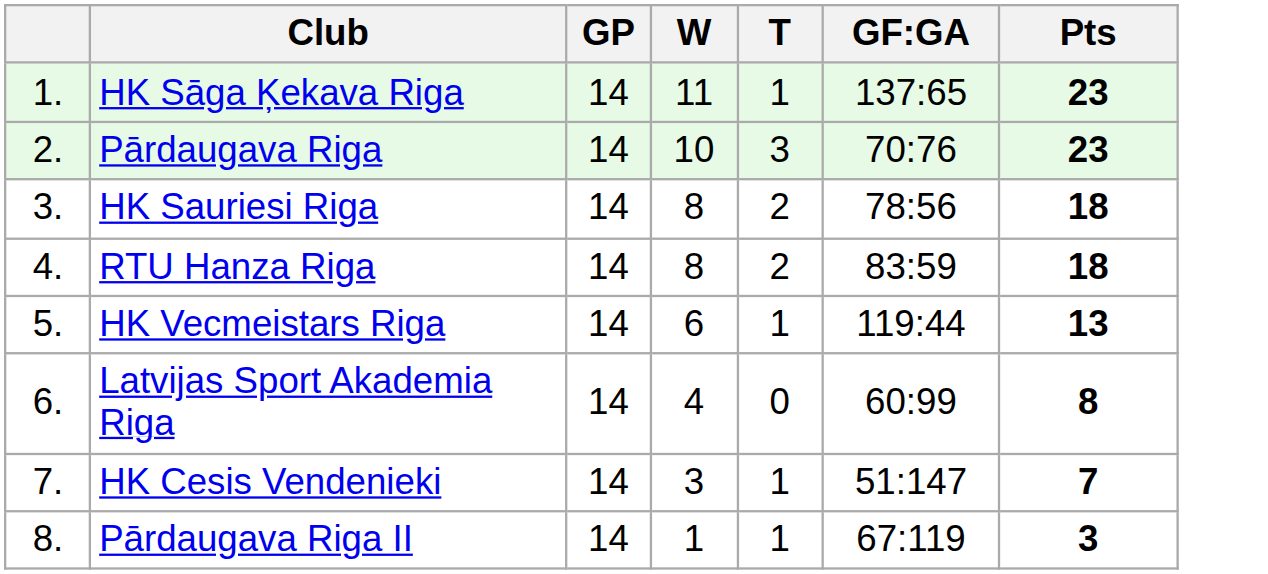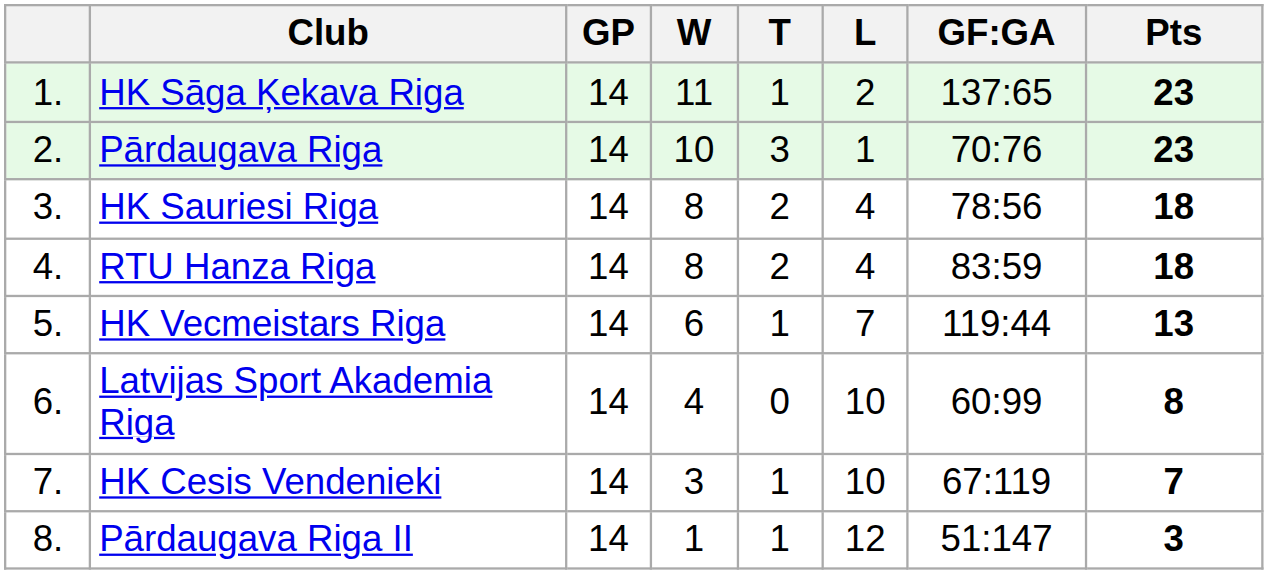+ column: (865, 33)
(911, 481) 51:147 -> (997, 481) 67:119
(911, 539) 67:119 -> (997, 539) 51:147
